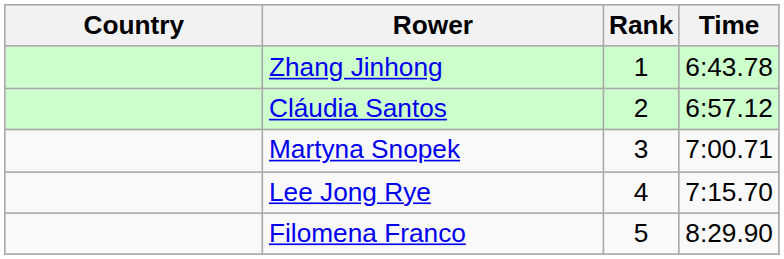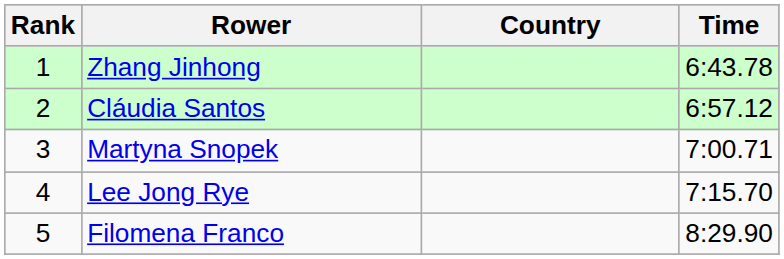columns swapped: (641, 25) <-> (134, 25)
